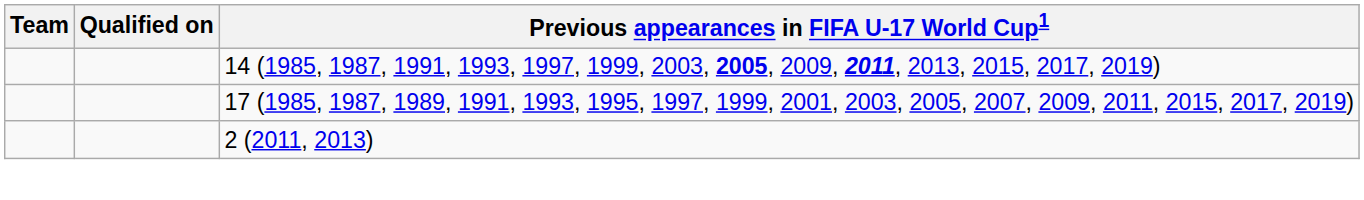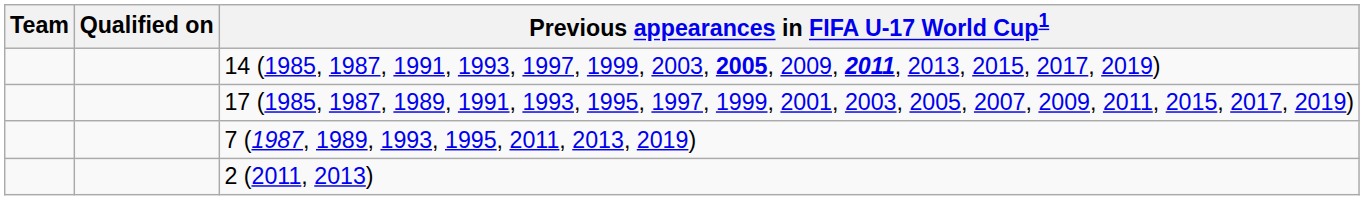+ row: (460, 139)
